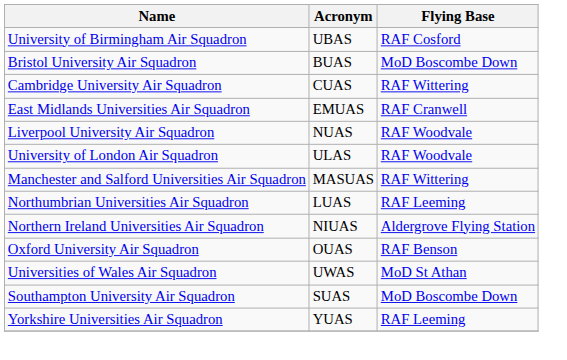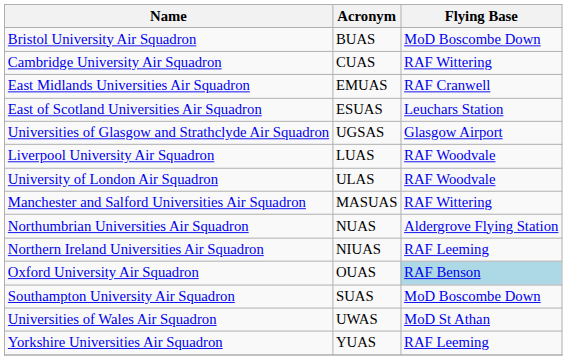- row: (127, 39)
+ row: (135, 109)
+ row: (169, 132)
(333, 132) NUAS -> (355, 156) LUAS
(332, 202) LUAS -> (356, 226) NUAS
(423, 202) RAF Leeming -> (481, 226) Aldergrove Flying Station
(458, 226) Aldergrove Flying Station -> (446, 249) RAF Leeming
(419, 249) no background -> (442, 272) lightblue background
rows swapped: (121, 296) <-> (112, 272)
